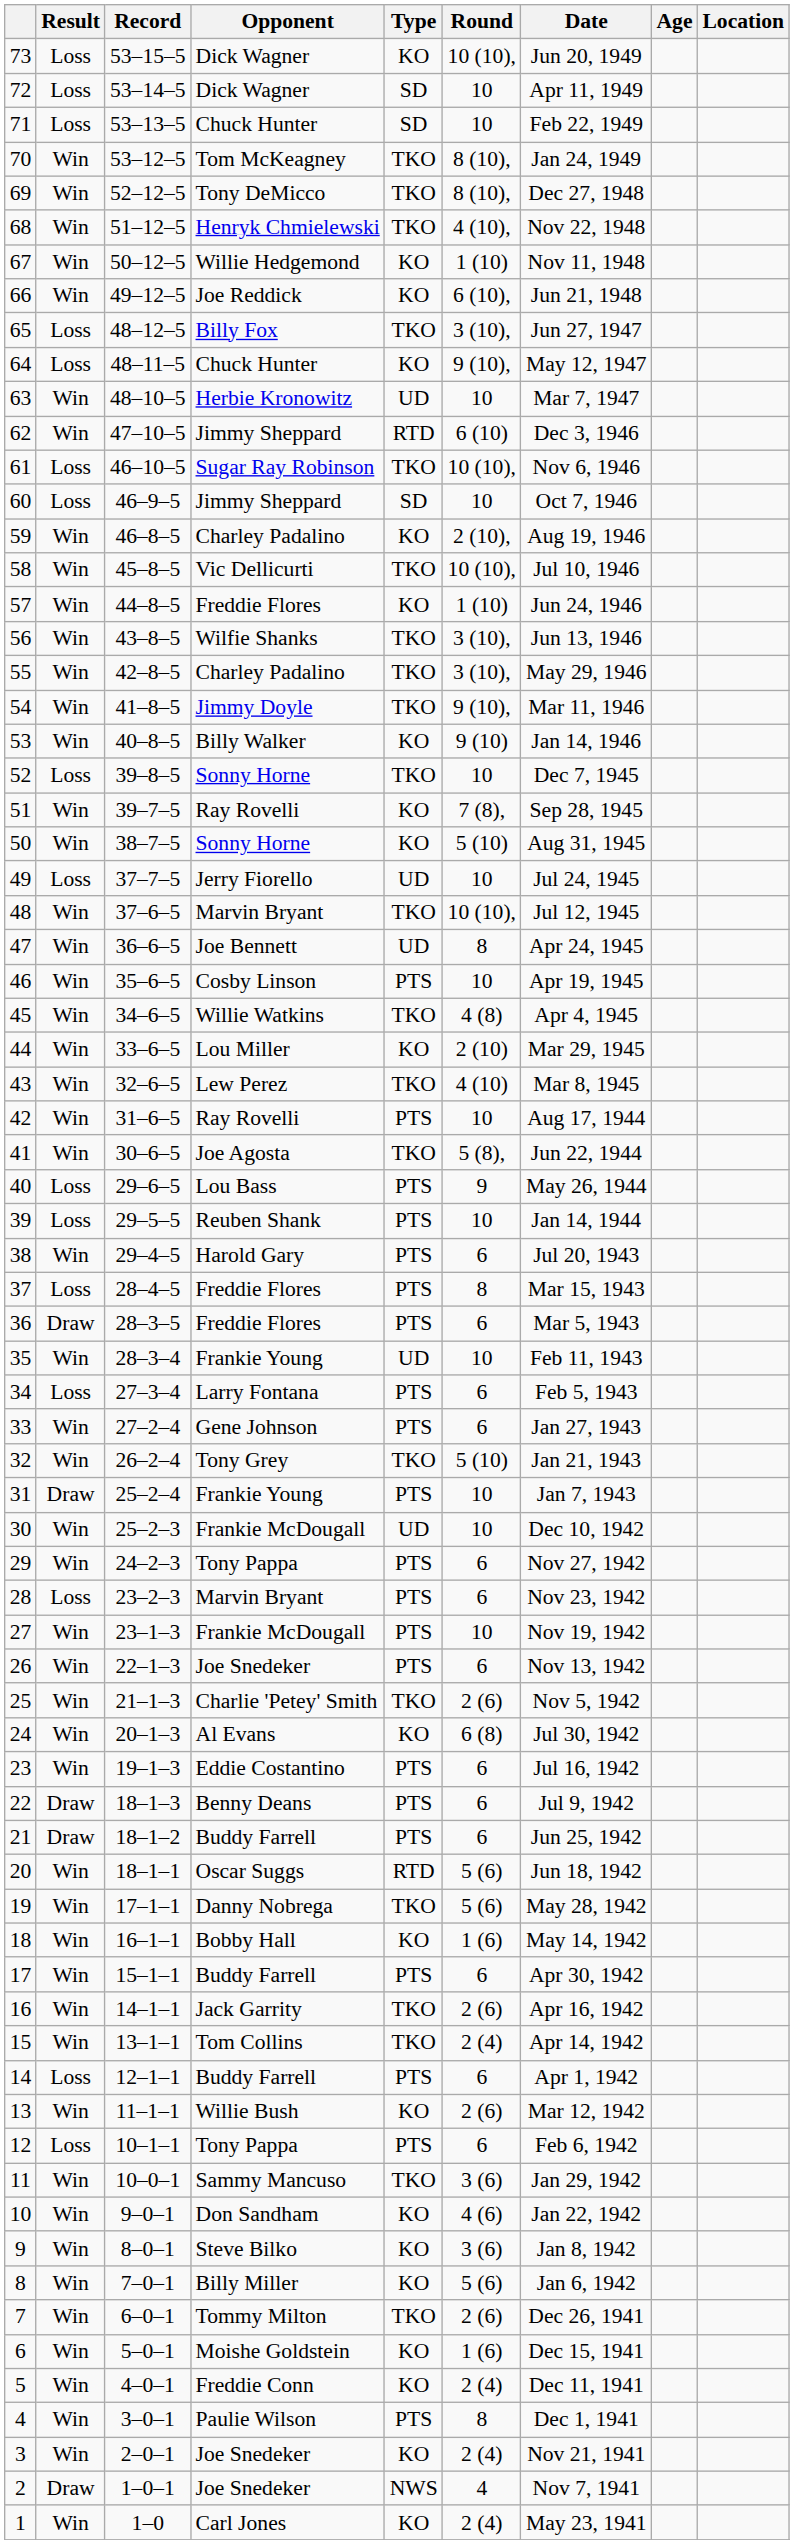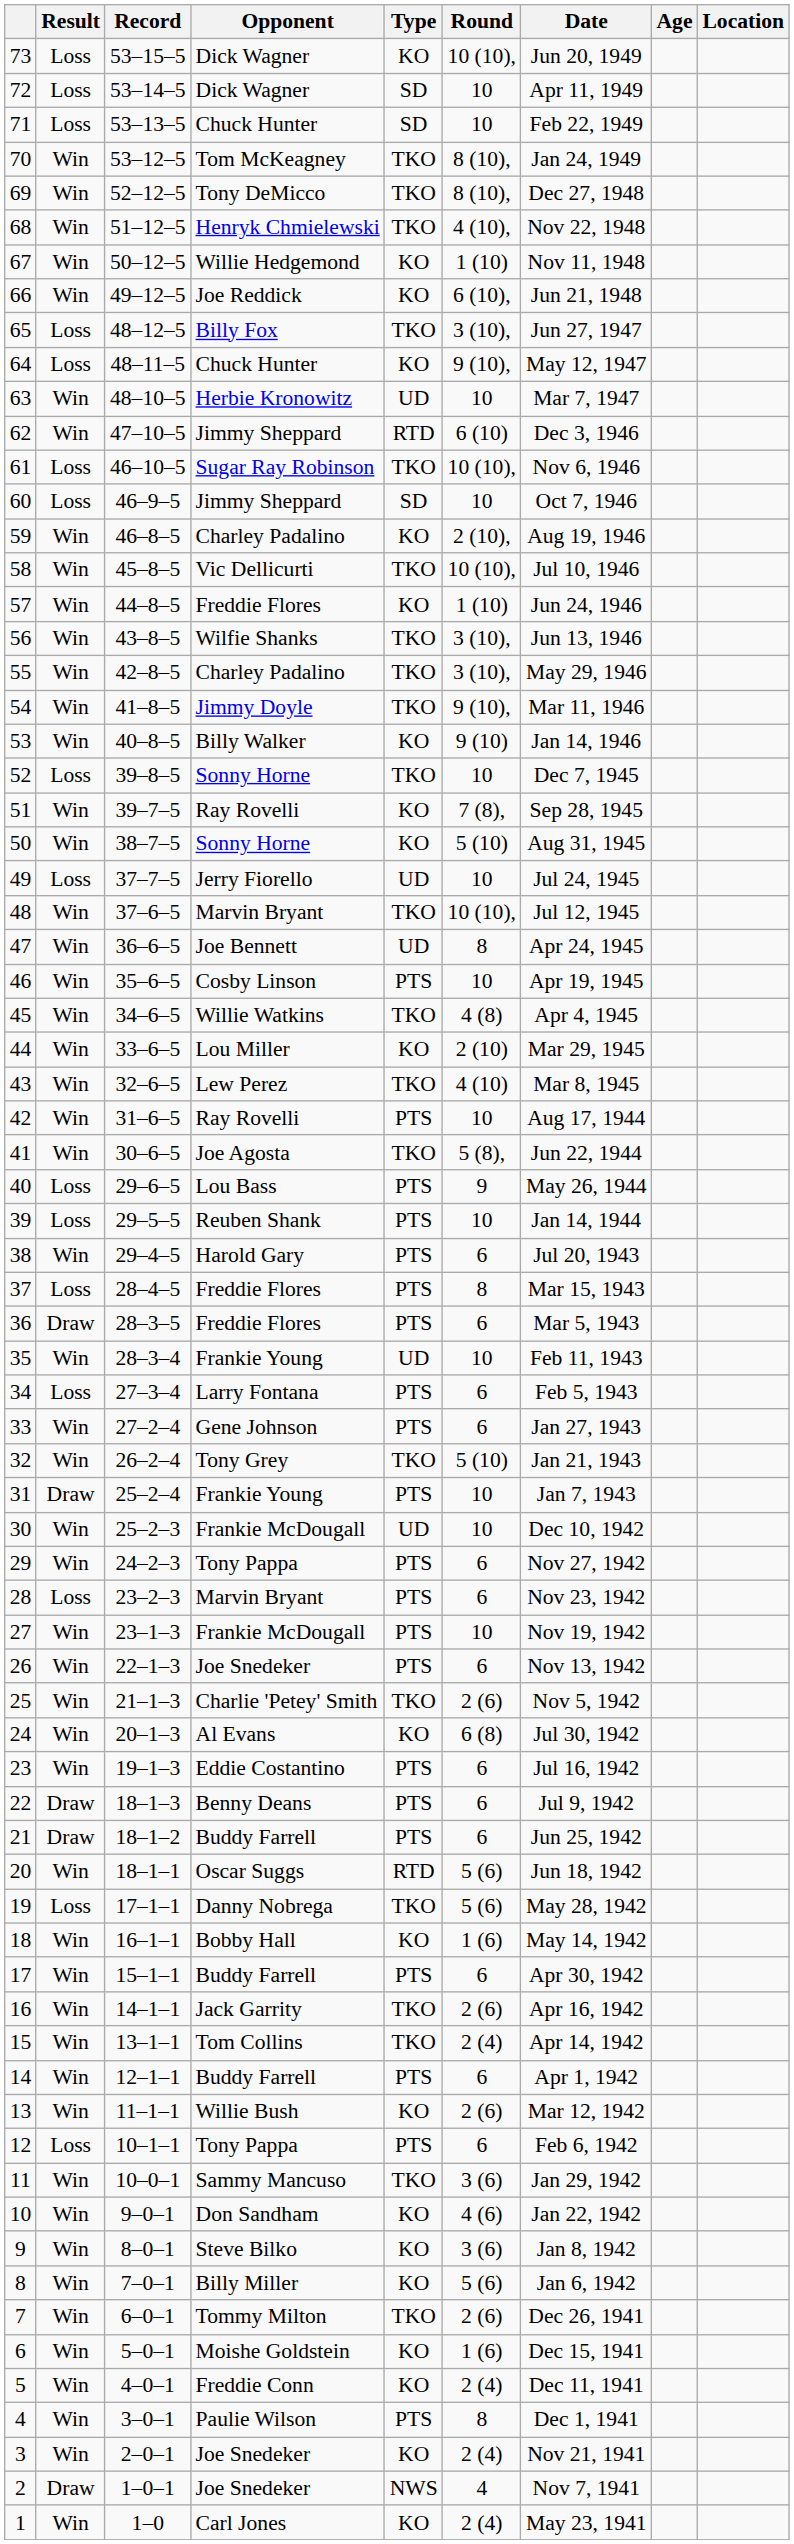(71, 1905) Win -> (71, 1905) Loss
(71, 2077) Loss -> (71, 2077) Win
